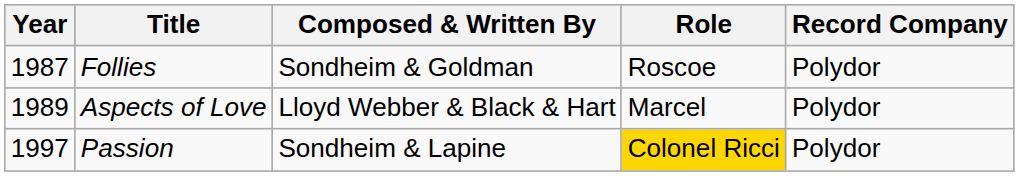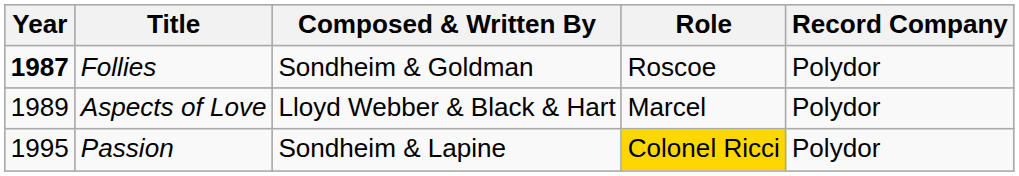(40, 66) normal -> (40, 66) bold
(40, 149) 1997 -> (40, 149) 1995
